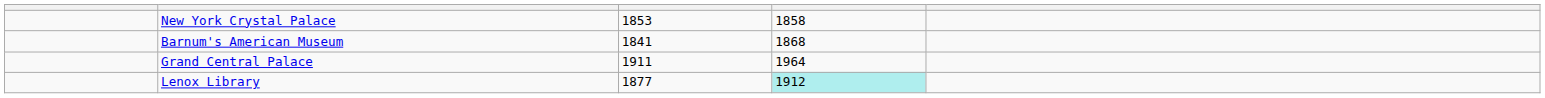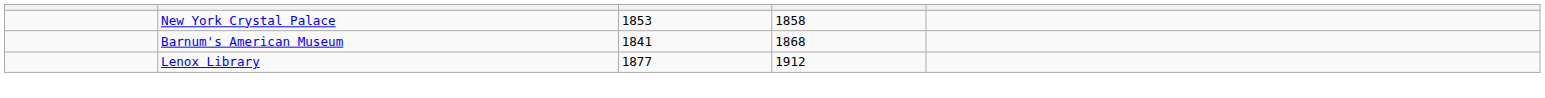- row: (237, 62)
(790, 82) paleturquoise background -> (790, 62) no background
